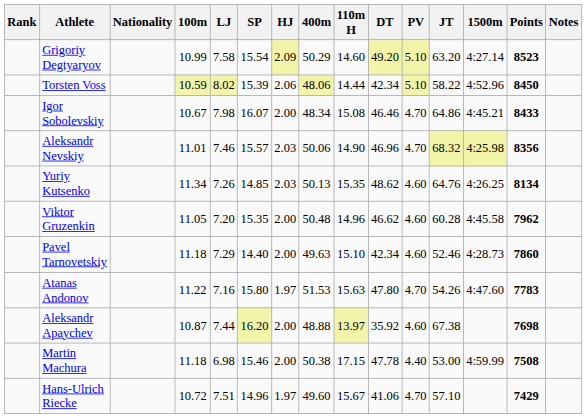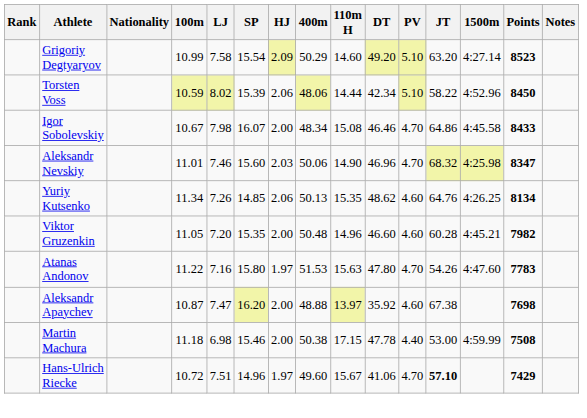(485, 113) 4:45.21 -> (482, 128) 4:45.58
(255, 148) 15.57 -> (251, 163) 15.60
(526, 148) 8356 -> (523, 163) 8347
(285, 184) 2.03 -> (282, 198) 2.06
(385, 219) 46.62 -> (382, 234) 46.60
(485, 219) 4:45.58 -> (482, 234) 4:45.21
(526, 219) 7962 -> (523, 234) 7982
- row: (75, 254)
(224, 325) 7.44 -> (221, 304) 7.47
(446, 396) normal -> (443, 375) bold
